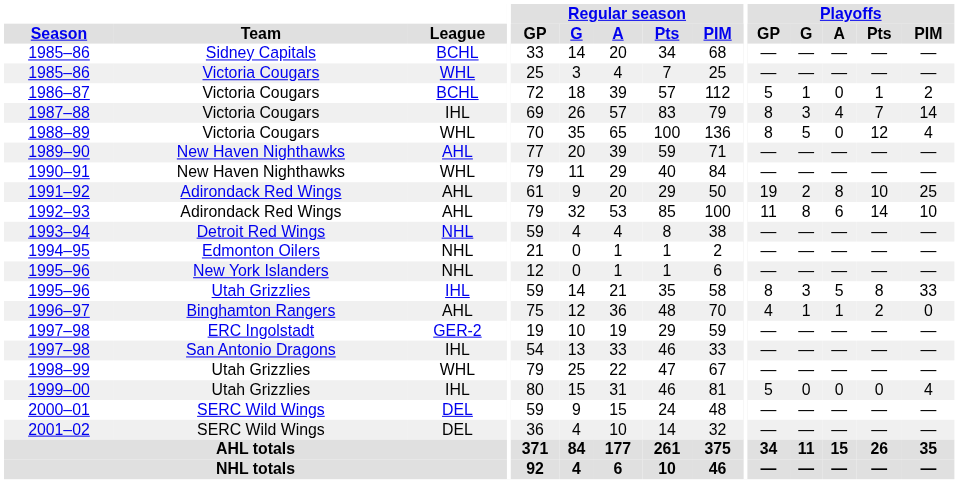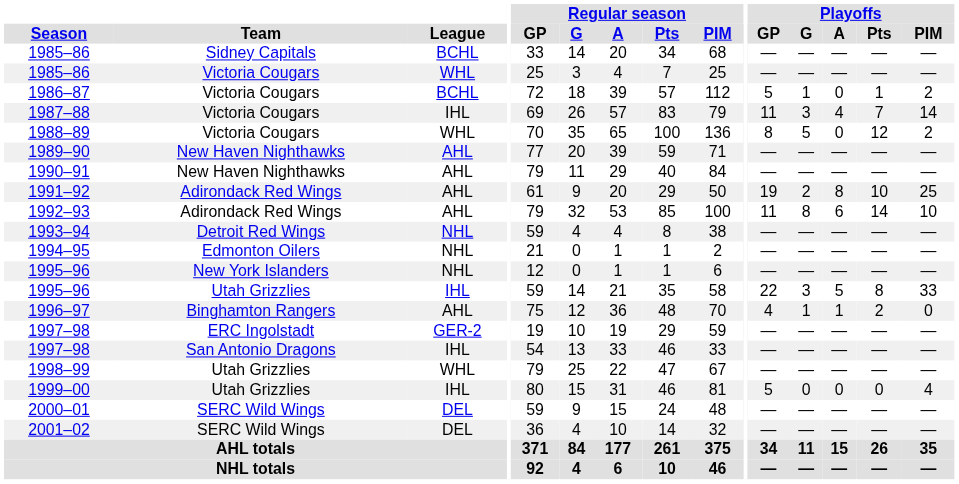(769, 112) 8 -> (769, 112) 11
(928, 132) 4 -> (928, 132) 2
(457, 172) WHL -> (457, 172) AHL
(769, 291) 8 -> (769, 291) 22
